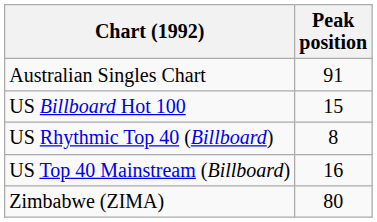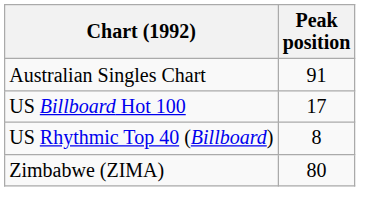(333, 106) 15 -> (317, 106) 17
- row: (150, 169)
